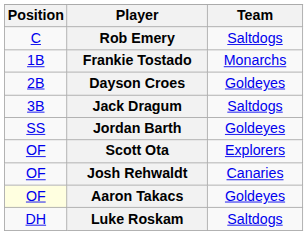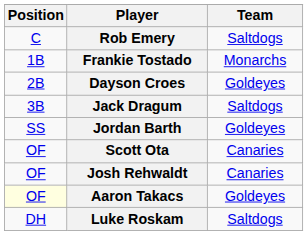(255, 151) Explorers -> (255, 151) Canaries
